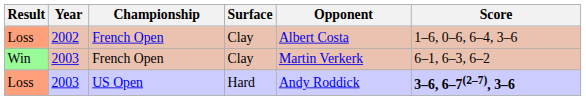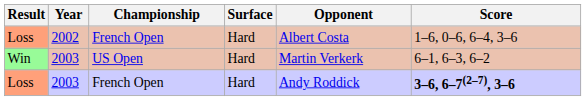(240, 37) Clay -> (241, 37) Hard
(128, 59) French Open -> (118, 59) US Open
(240, 59) Clay -> (241, 59) Hard
(118, 82) US Open -> (128, 82) French Open
